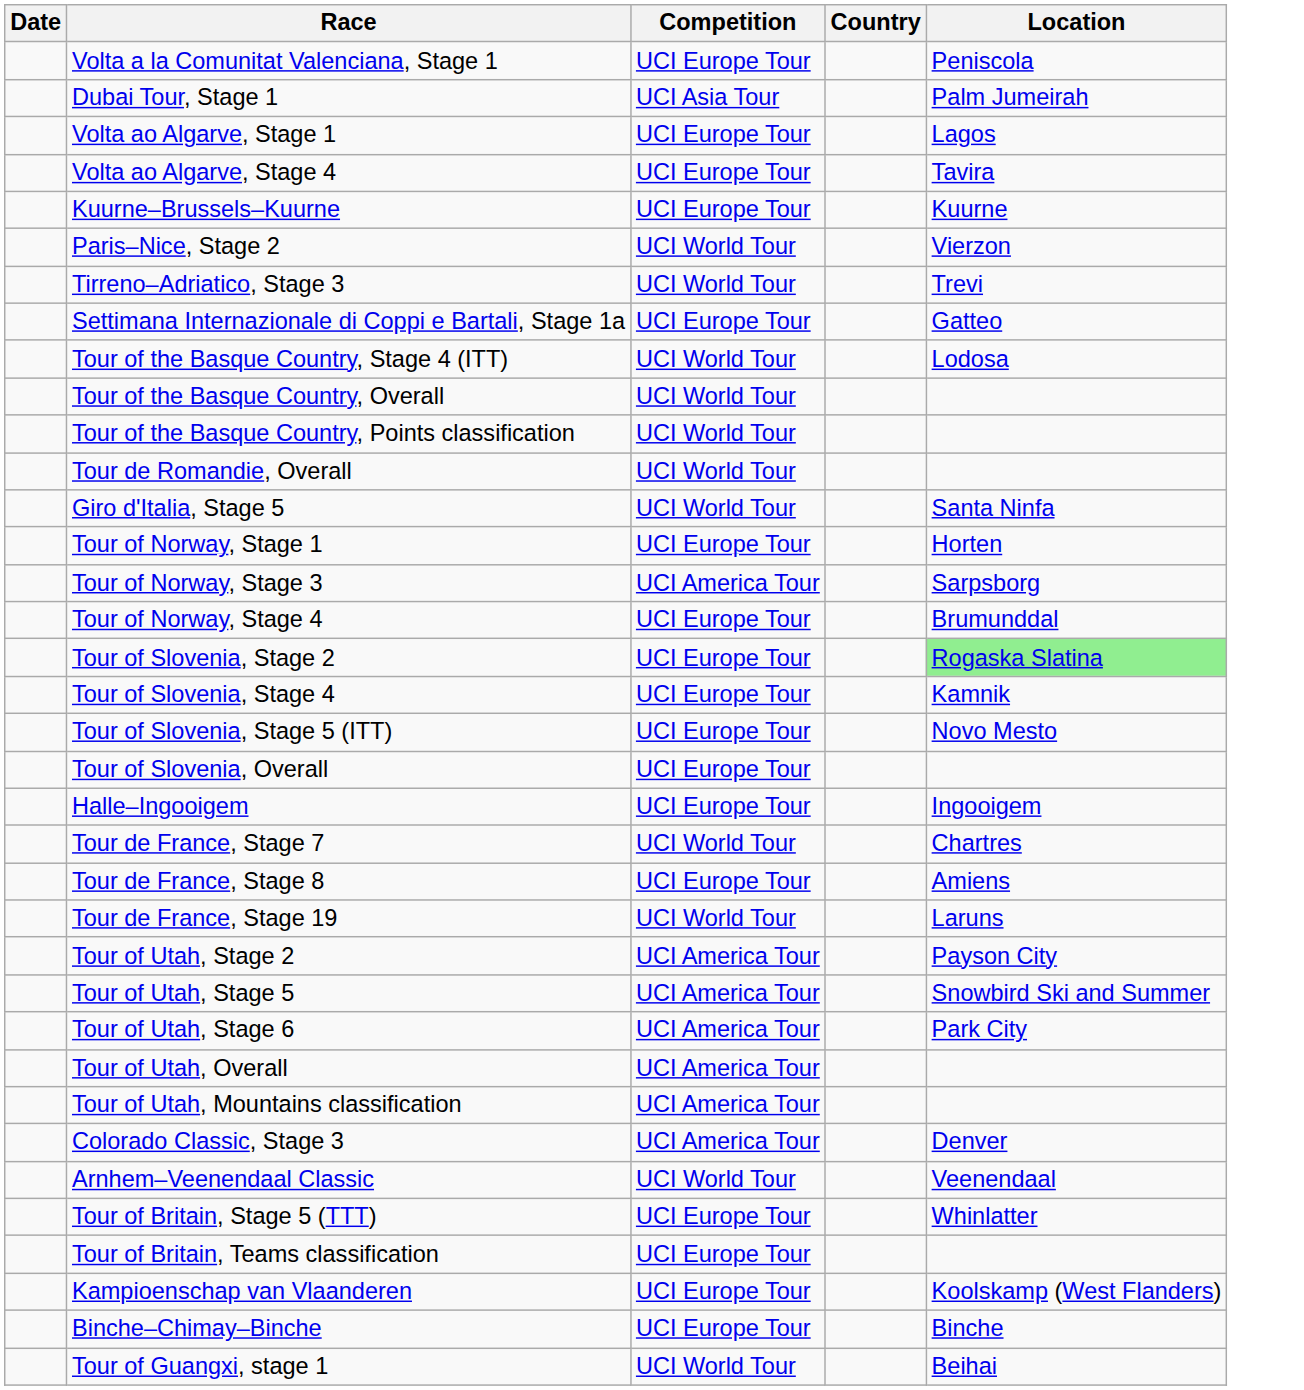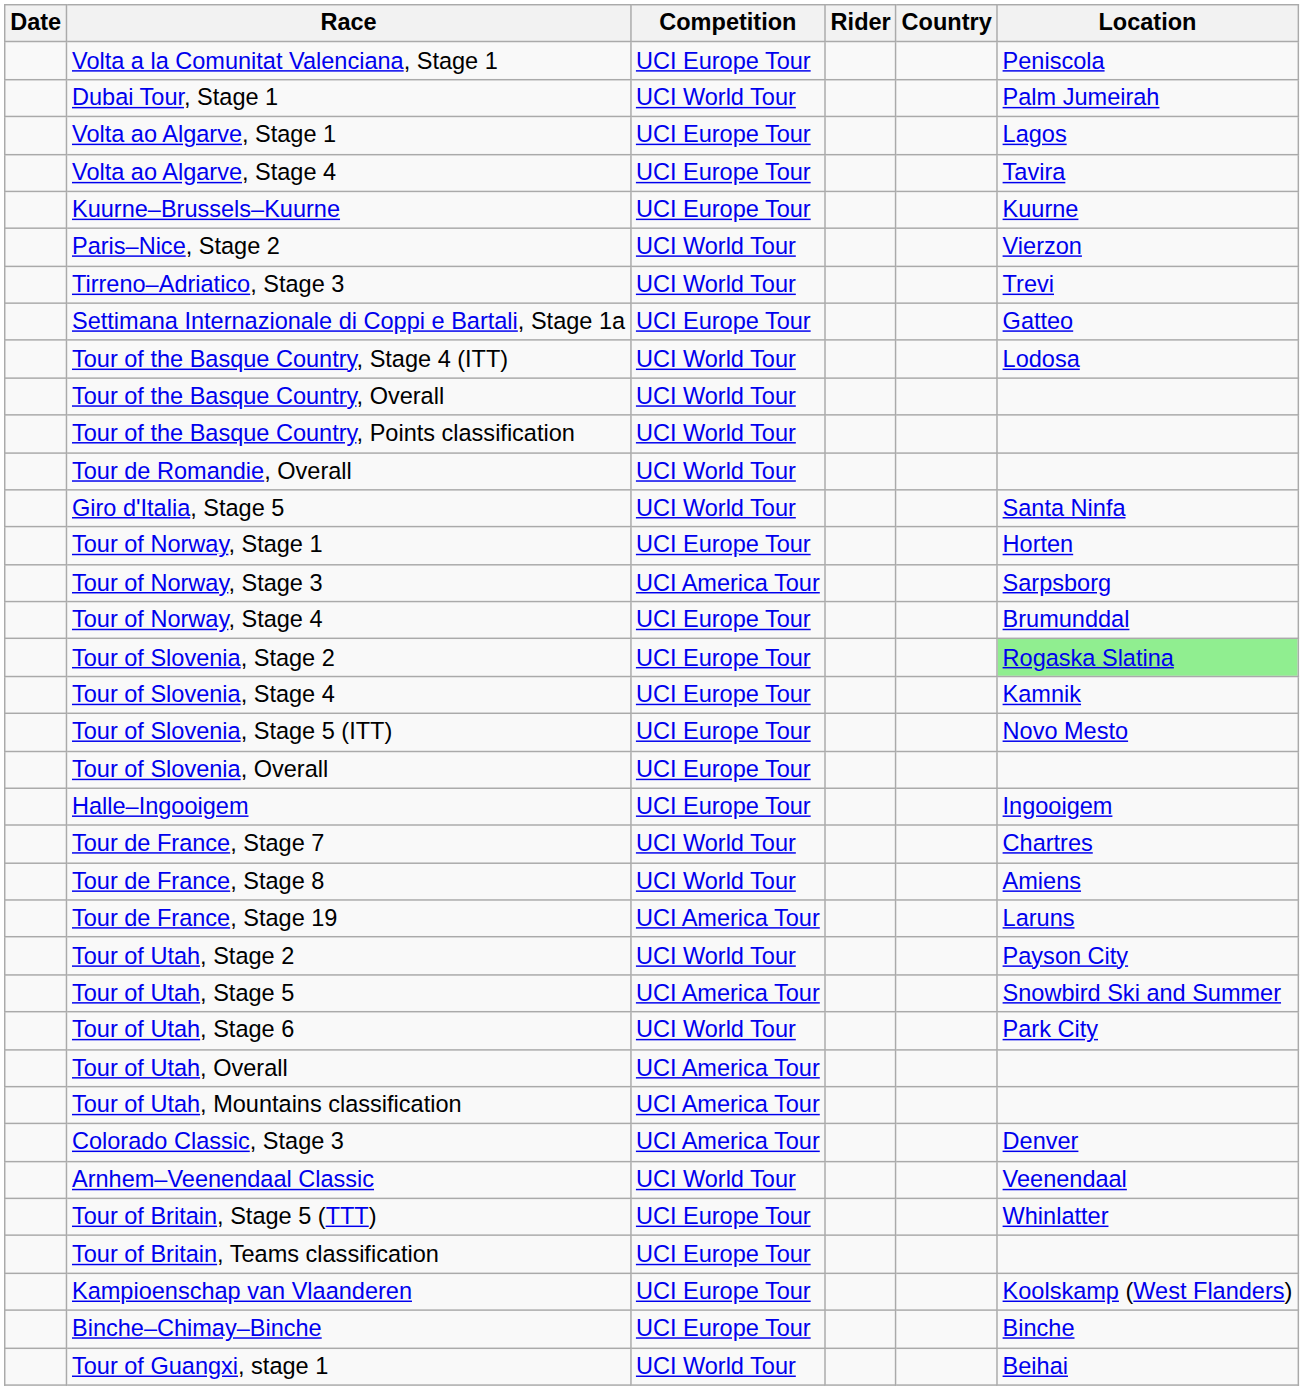+ column: (861, 23)
(708, 97) UCI Asia Tour -> (716, 97) UCI World Tour
(723, 881) UCI Europe Tour -> (716, 881) UCI World Tour
(716, 918) UCI World Tour -> (728, 918) UCI America Tour
(728, 955) UCI America Tour -> (716, 955) UCI World Tour
(728, 1030) UCI America Tour -> (716, 1030) UCI World Tour
